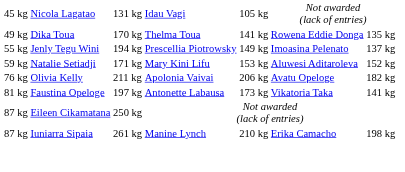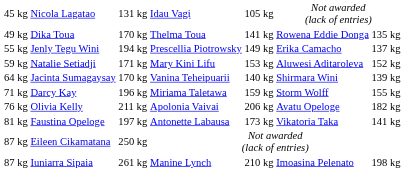(310, 49) Imoasina Pelenato -> (309, 49) Erika Camacho
+ row: (73, 78)
+ row: (53, 92)
(304, 133) Erika Camacho -> (315, 162) Imoasina Pelenato
